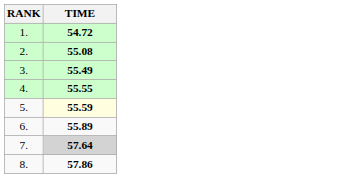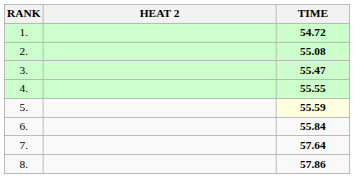+ column: (160, 14)
(80, 70) 55.49 -> (313, 70) 55.47
(80, 126) 55.89 -> (313, 126) 55.84
(80, 145) lightgrey background -> (313, 145) no background
